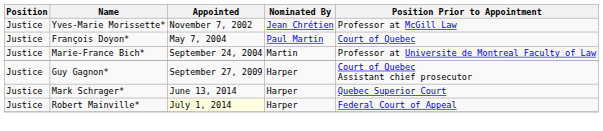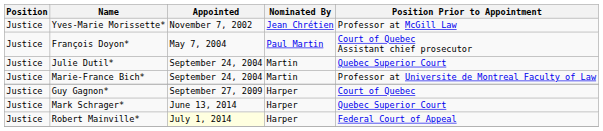(377, 39) Court of Quebec -> (405, 44) Court of Quebec Assistant chief prosecutor
+ row: (83, 63)
(405, 72) Court of Quebec Assistant chief prosecutor -> (377, 91) Court of Quebec
